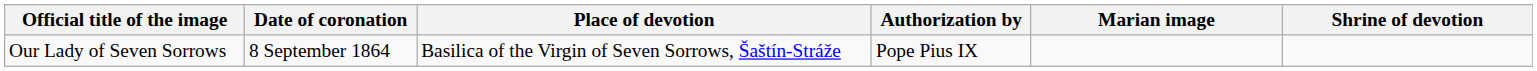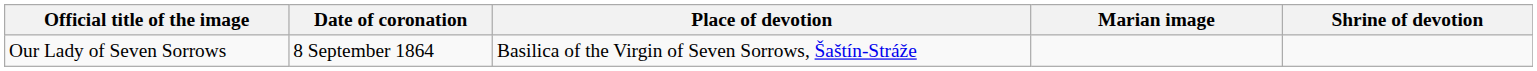- column: (951, 19)
